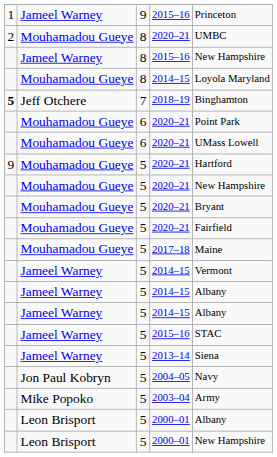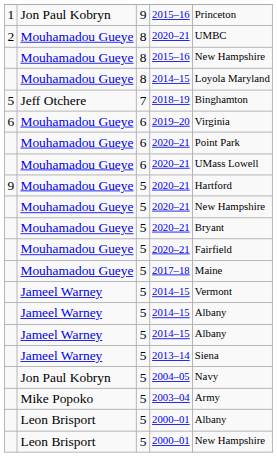(61, 15) Jameel Warney -> (66, 15) Jon Paul Kobryn
(61, 57) Jameel Warney -> (77, 57) Mouhamadou Gueye
(11, 100) bold -> (11, 100) normal
+ row: (143, 121)
- row: (143, 334)
